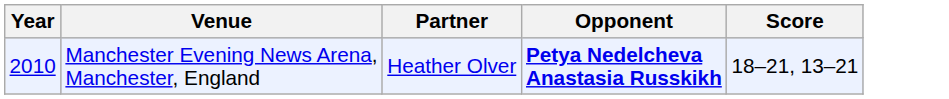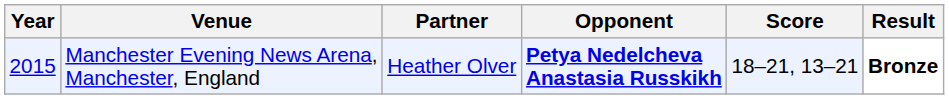+ column: (903, 21)
(33, 66) 2010 -> (33, 66) 2015
